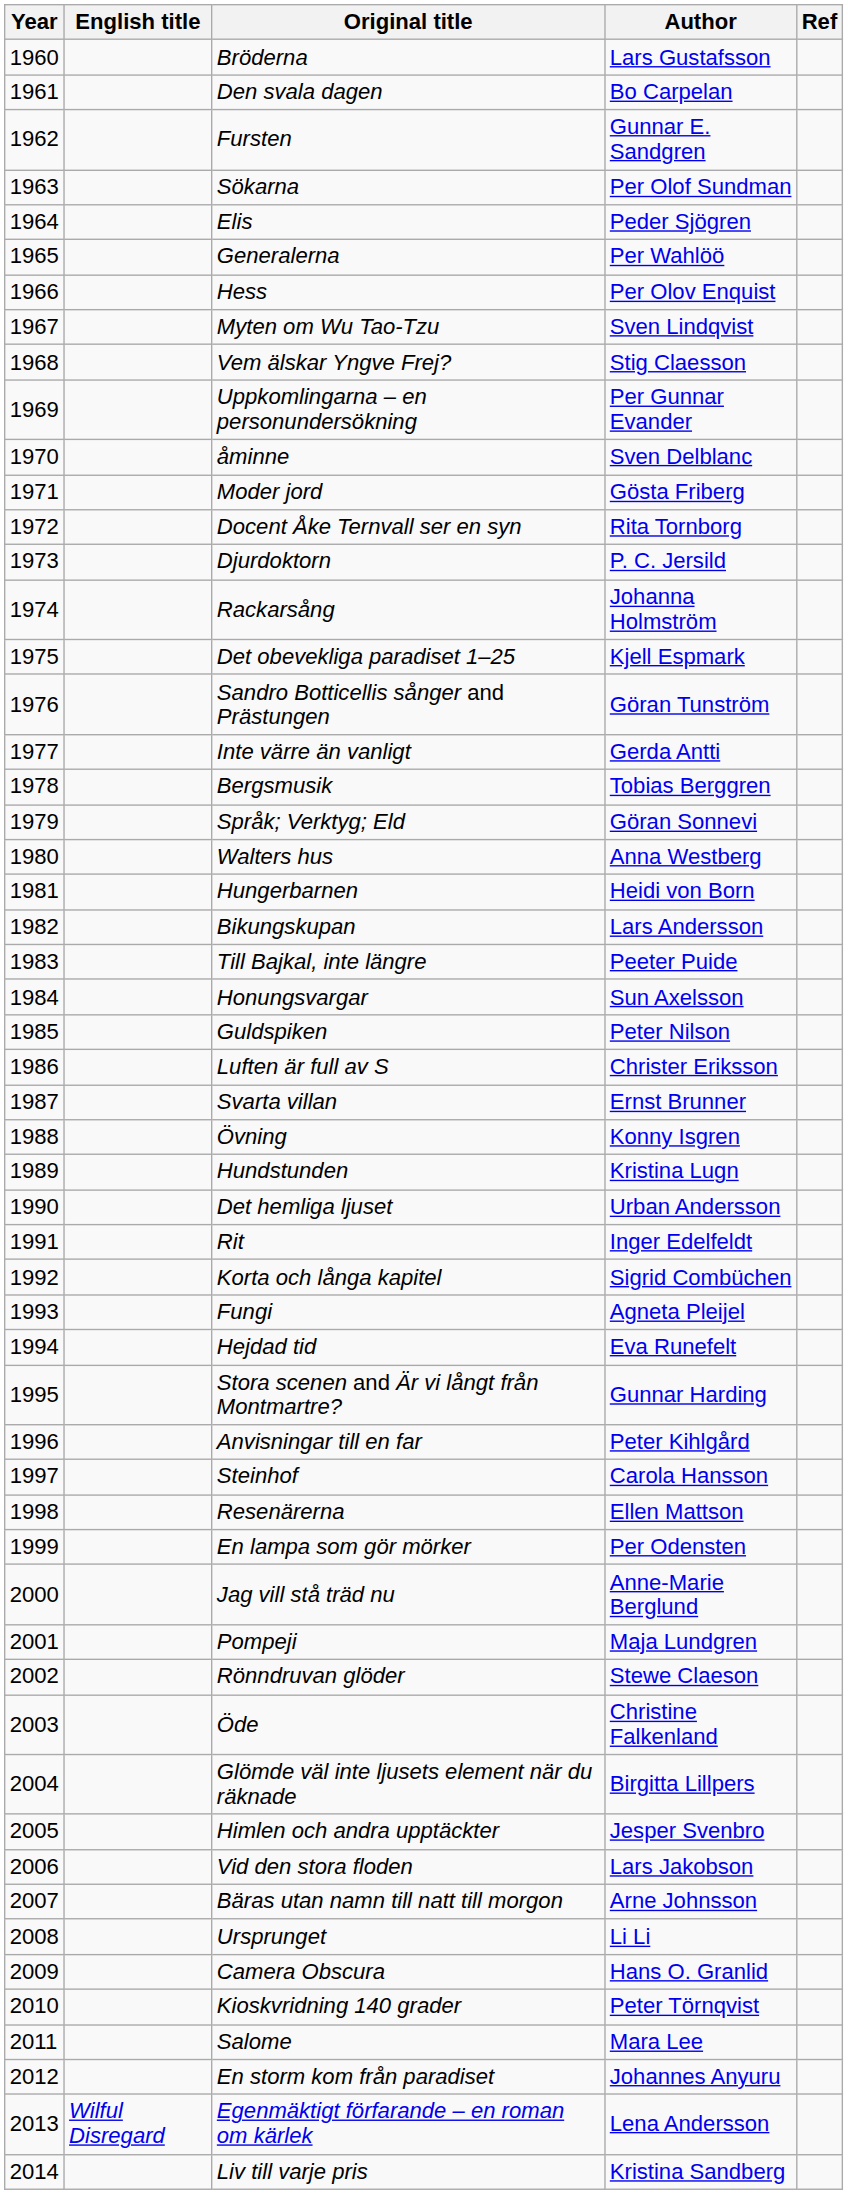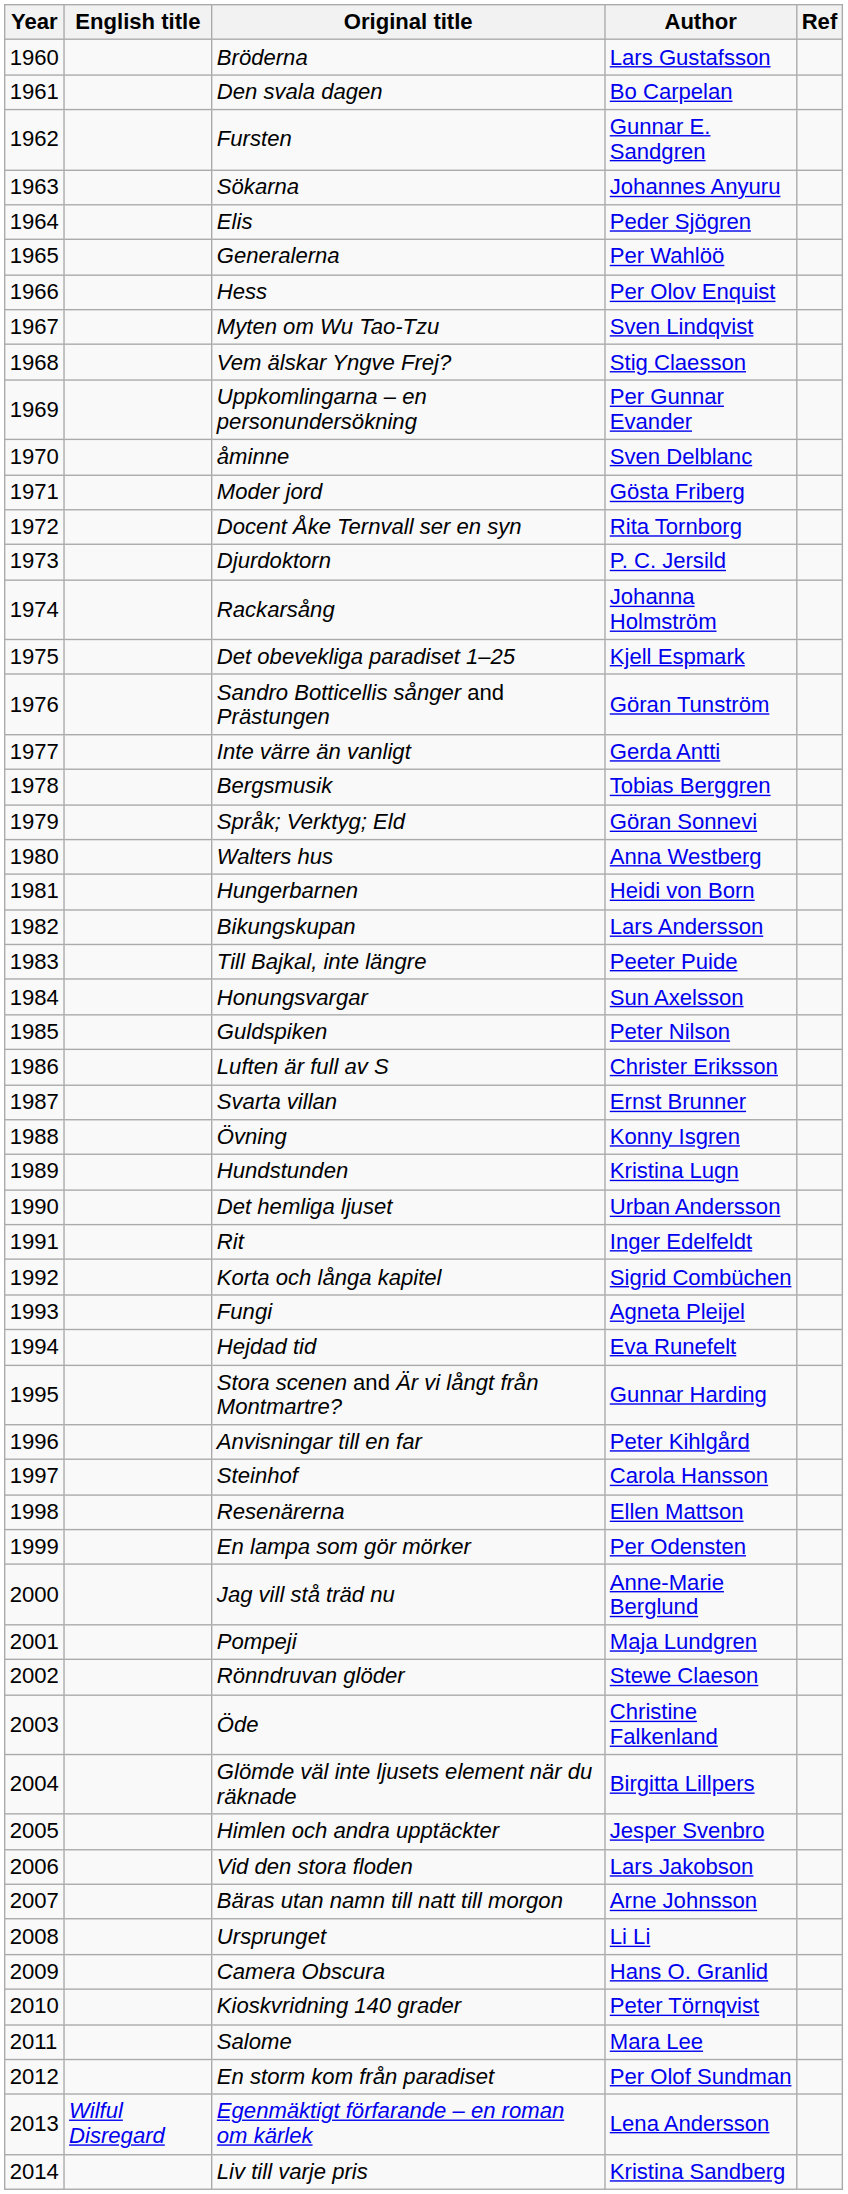(701, 186) Per Olof Sundman -> (695, 186) Johannes Anyuru
(695, 2076) Johannes Anyuru -> (701, 2076) Per Olof Sundman
